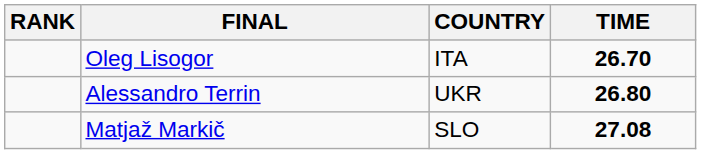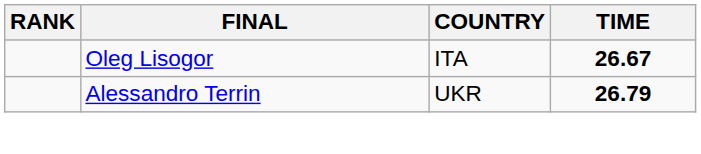(623, 58) 26.70 -> (623, 58) 26.67
(623, 93) 26.80 -> (623, 93) 26.79
- row: (155, 129)
